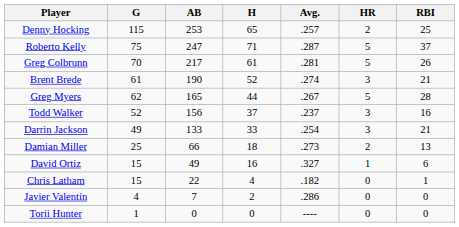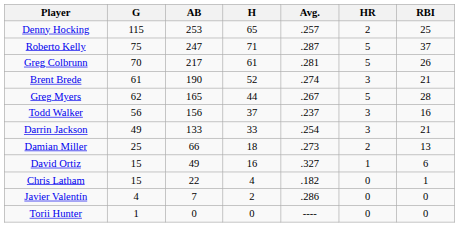(136, 113) 52 -> (136, 113) 56
